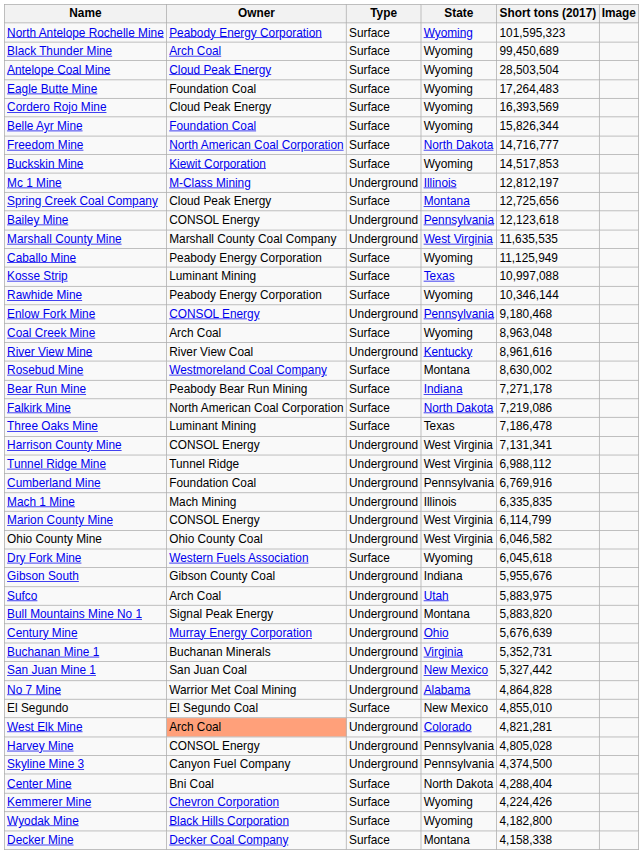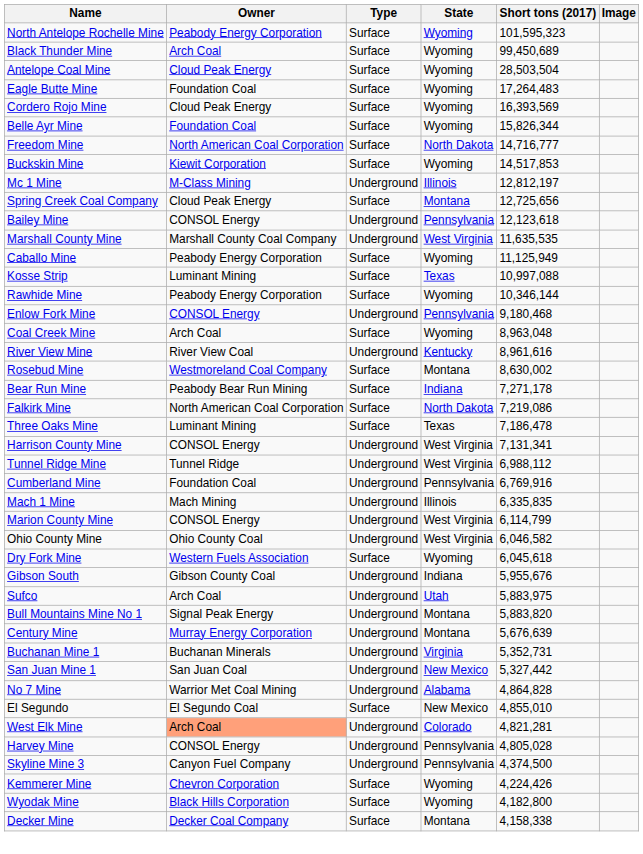(436, 633) Ohio -> (447, 633) Montana
- row: (39, 783)
